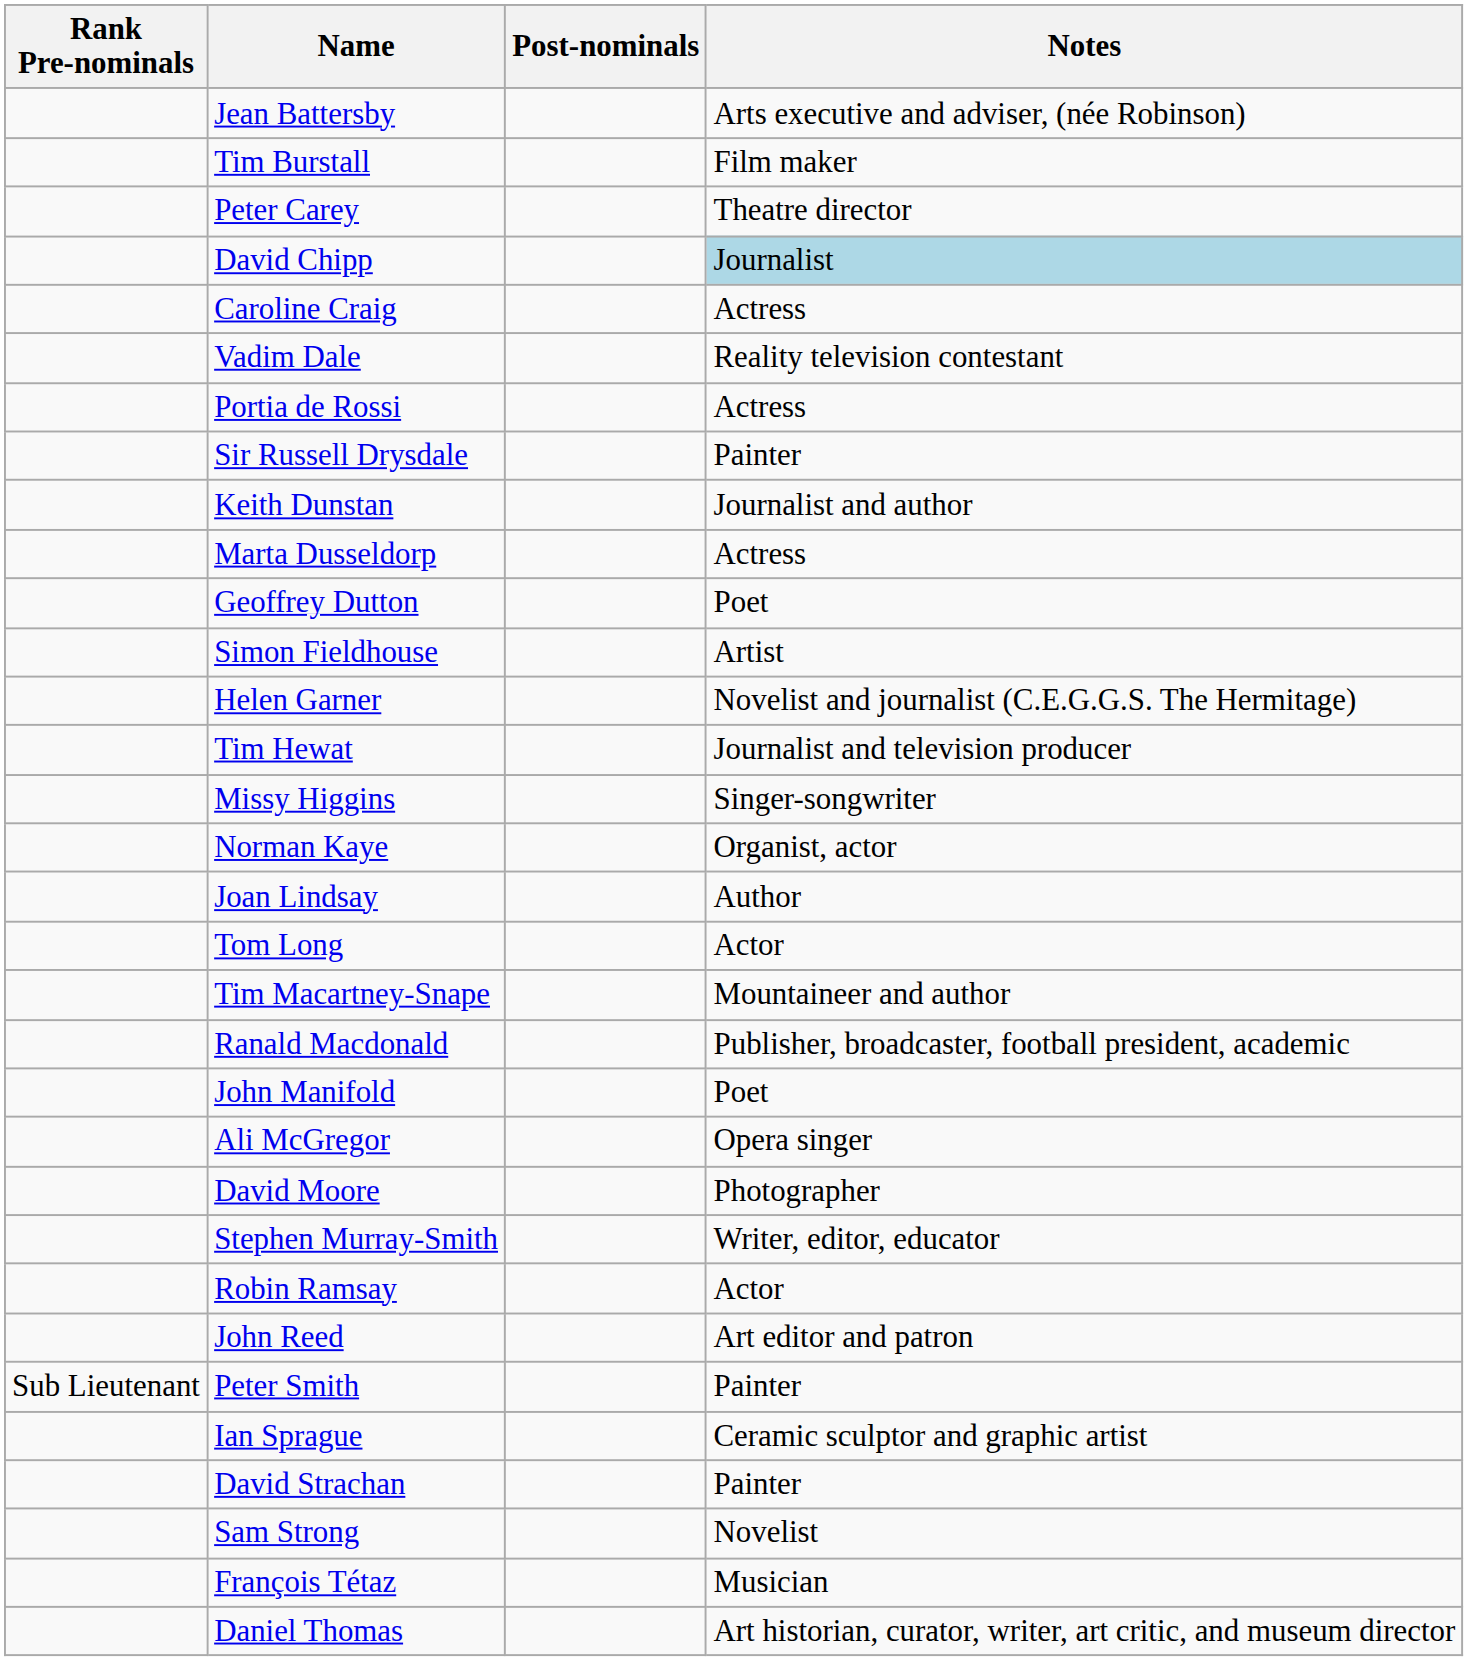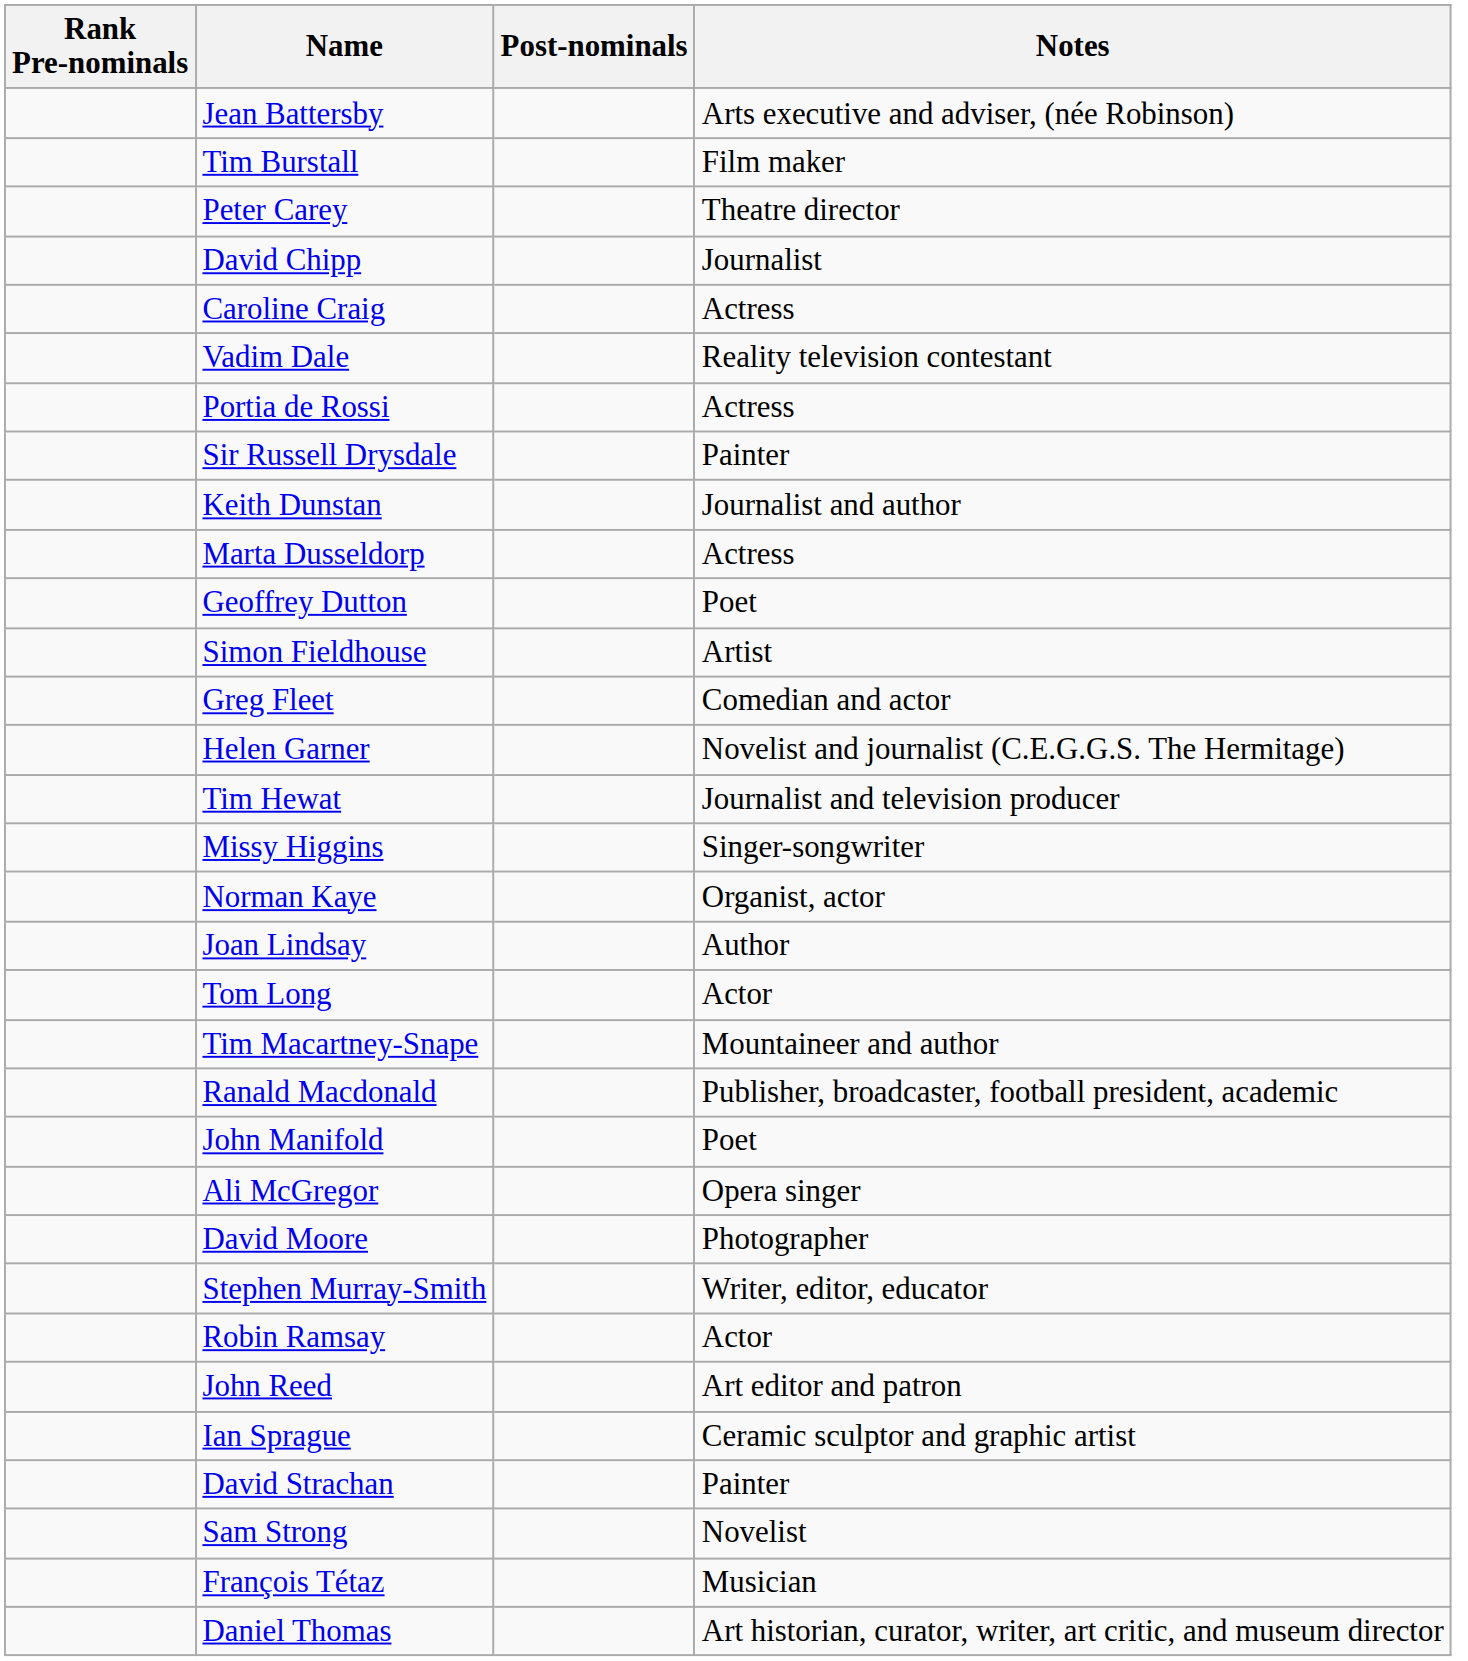(774, 259) lightblue background -> (762, 259) no background
+ row: (268, 700)
- row: (287, 1386)
